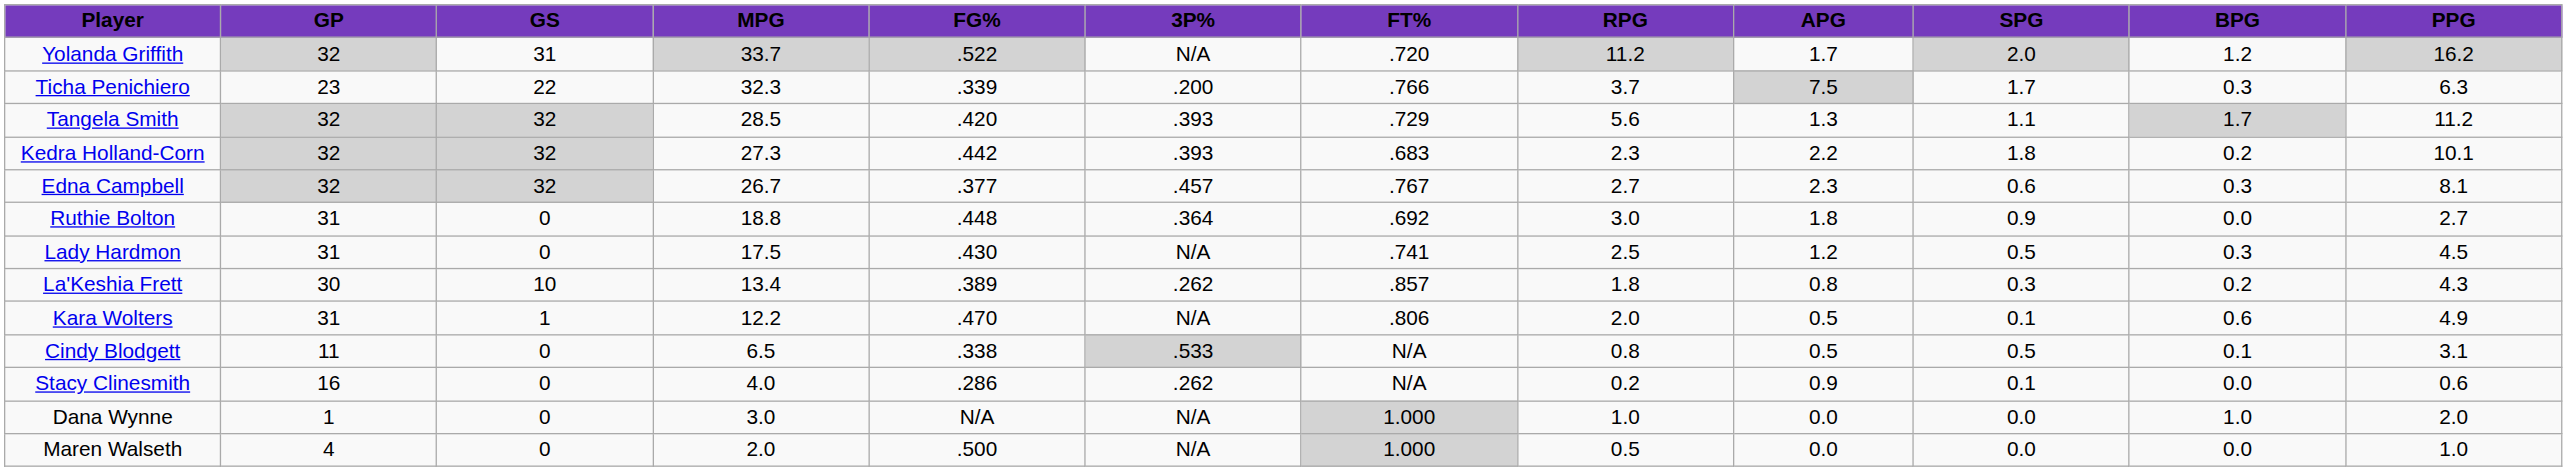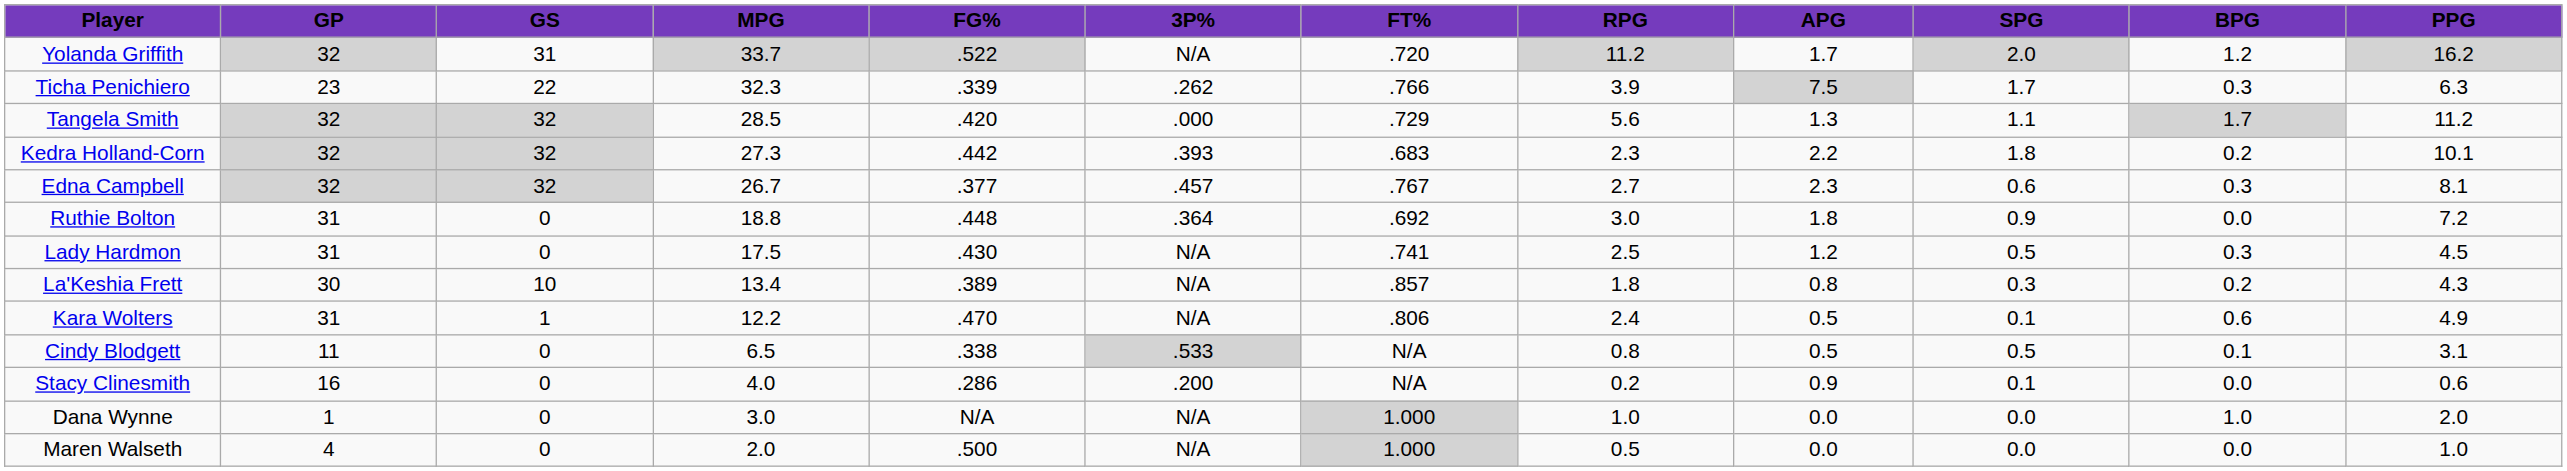(1193, 86) .200 -> (1193, 86) .262
(1625, 86) 3.7 -> (1625, 86) 3.9
(1193, 119) .393 -> (1193, 119) .000
(2454, 218) 2.7 -> (2454, 218) 7.2
(1193, 284) .262 -> (1193, 284) N/A
(1625, 317) 2.0 -> (1625, 317) 2.4
(1193, 383) .262 -> (1193, 383) .200
